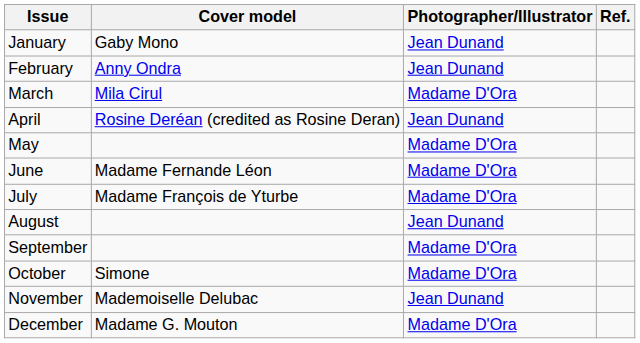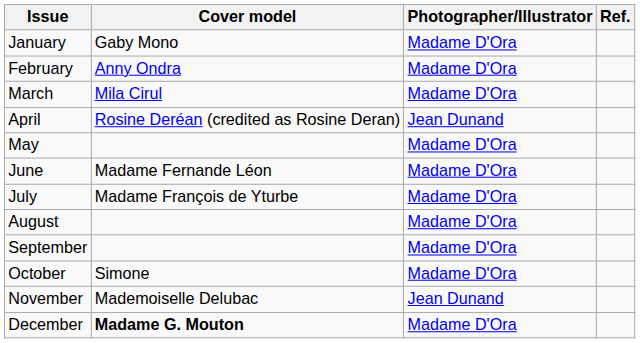(456, 42) Jean Dunand -> (462, 42) Madame D'Ora
(456, 68) Jean Dunand -> (462, 68) Madame D'Ora
(456, 222) Jean Dunand -> (462, 222) Madame D'Ora
(166, 324) normal -> (169, 324) bold
